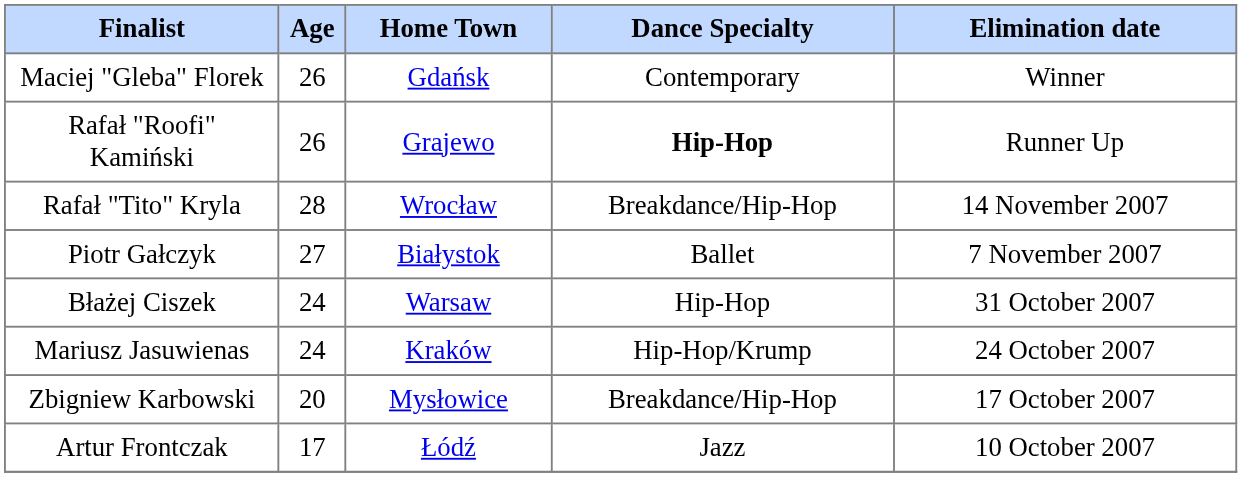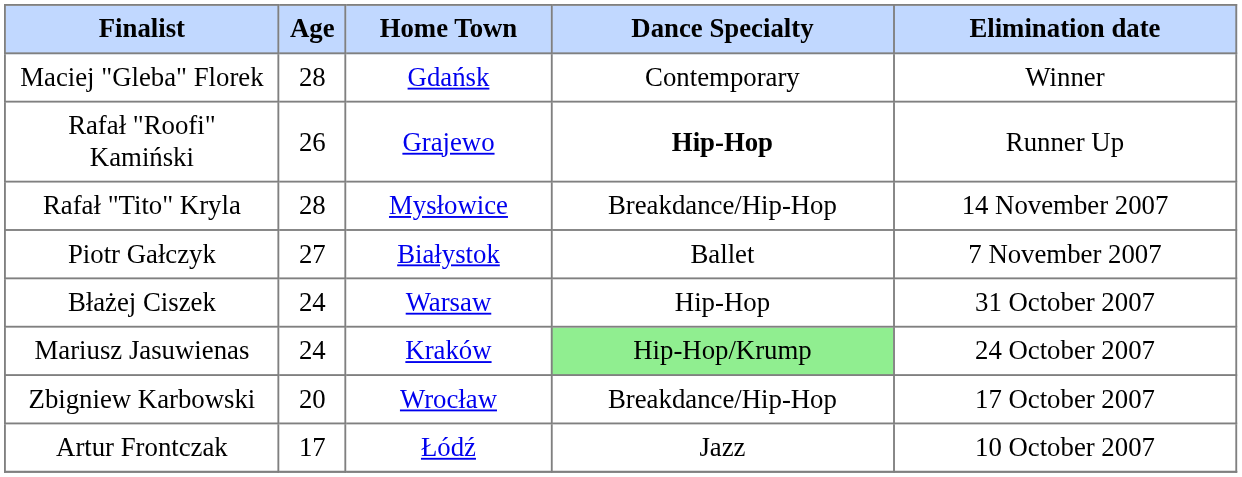(312, 77) 26 -> (312, 77) 28
(448, 205) Wrocław -> (448, 205) Mysłowice
(722, 350) no background -> (722, 350) lightgreen background
(448, 398) Mysłowice -> (448, 398) Wrocław
